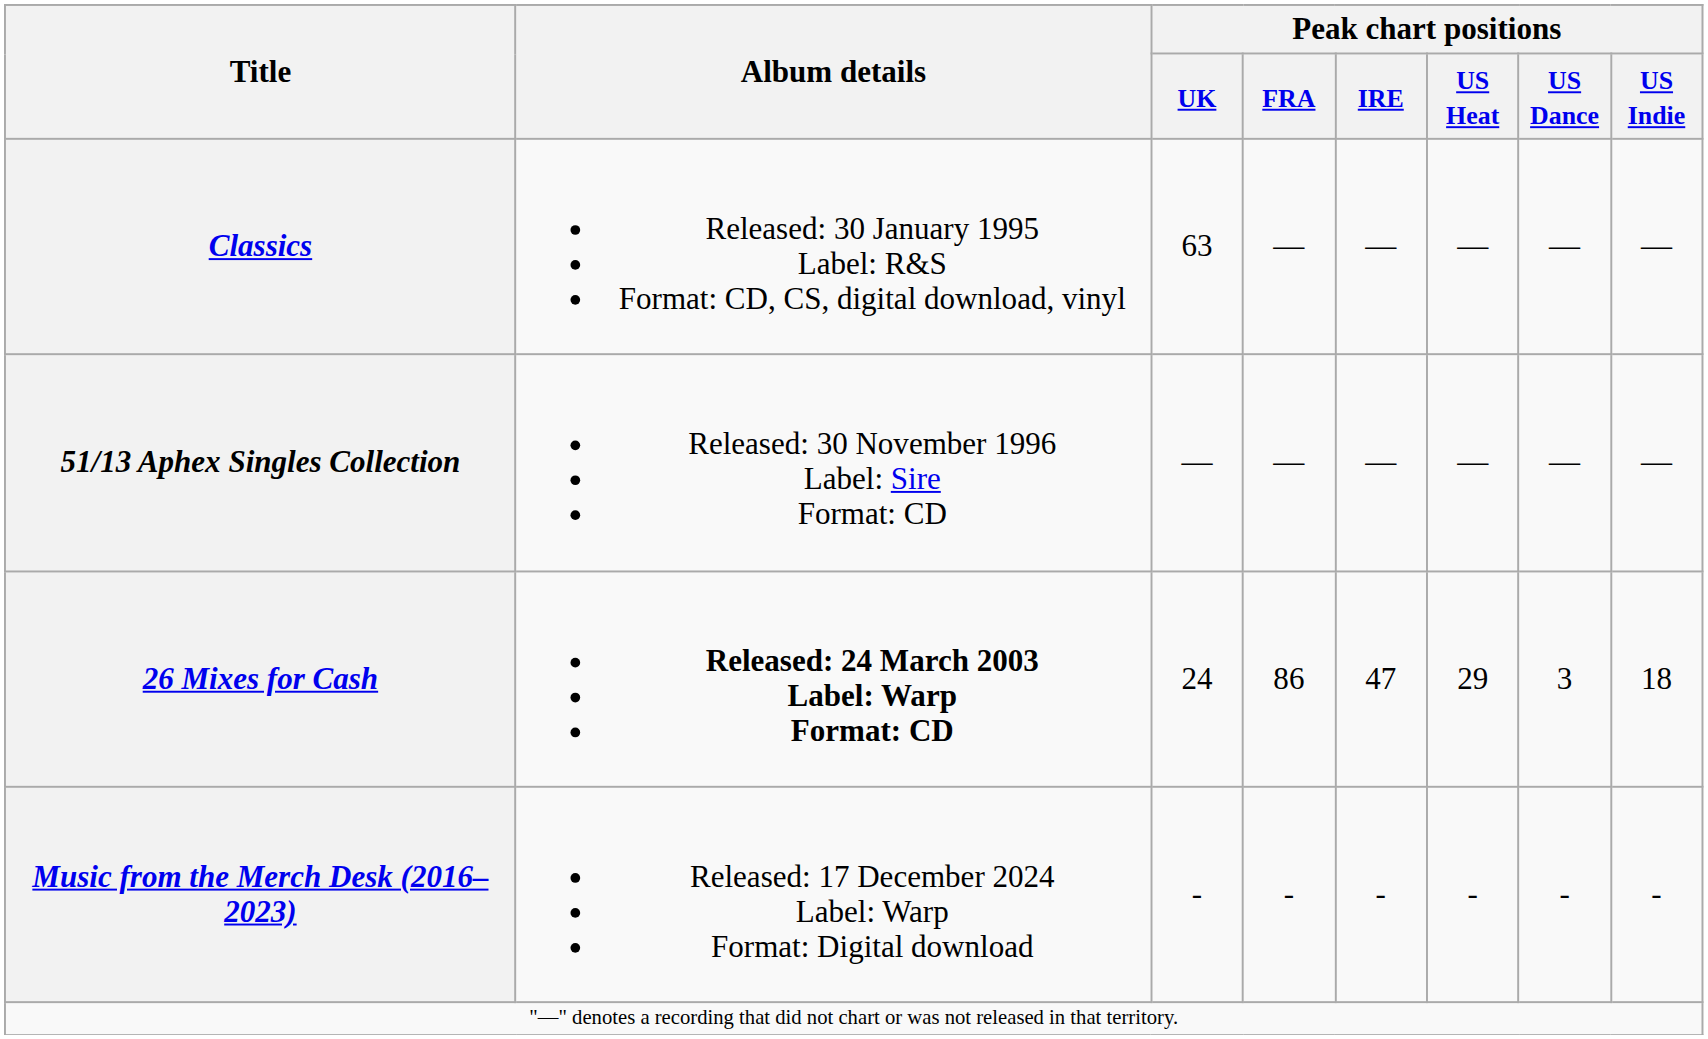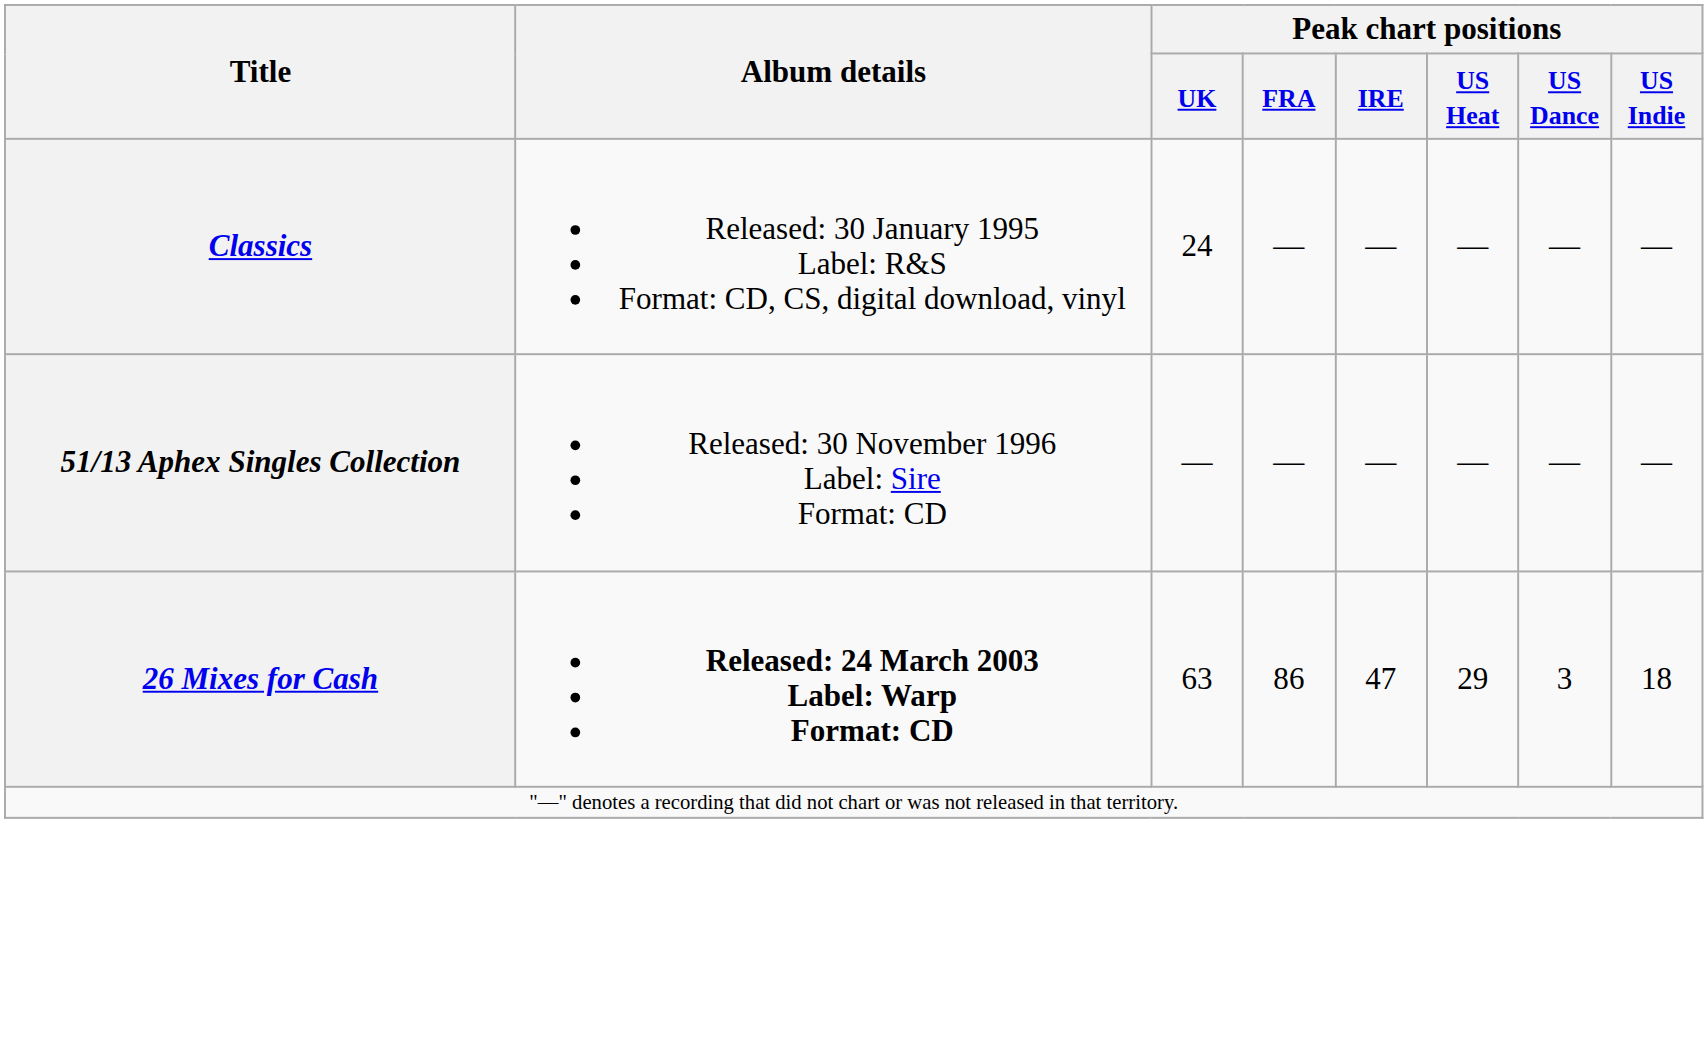(1197, 245) 63 -> (1197, 245) 24
(1197, 678) 24 -> (1197, 678) 63
- row: (260, 894)
